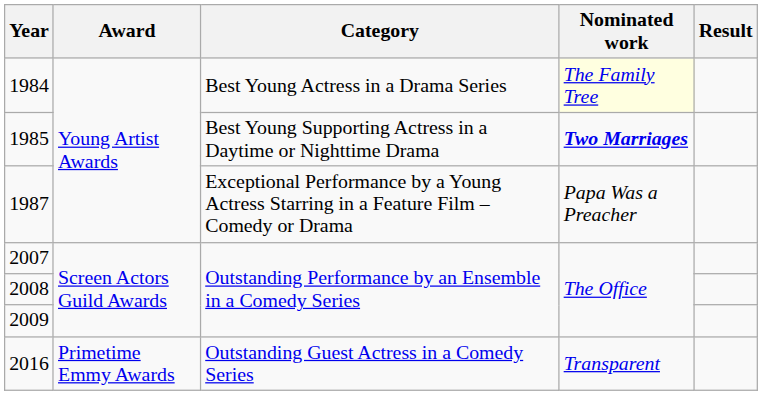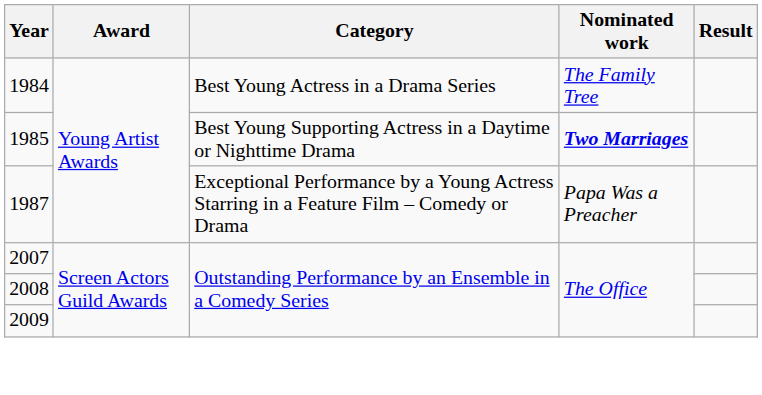(609, 85) lightyellow background -> (609, 85) no background
- row: (29, 363)
